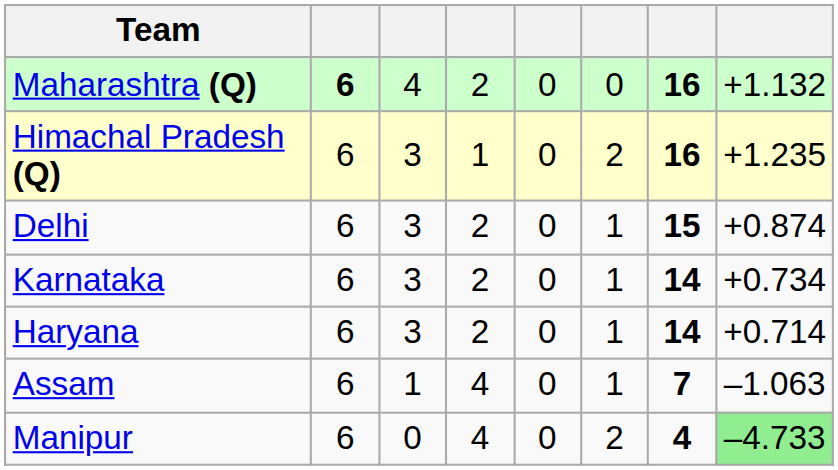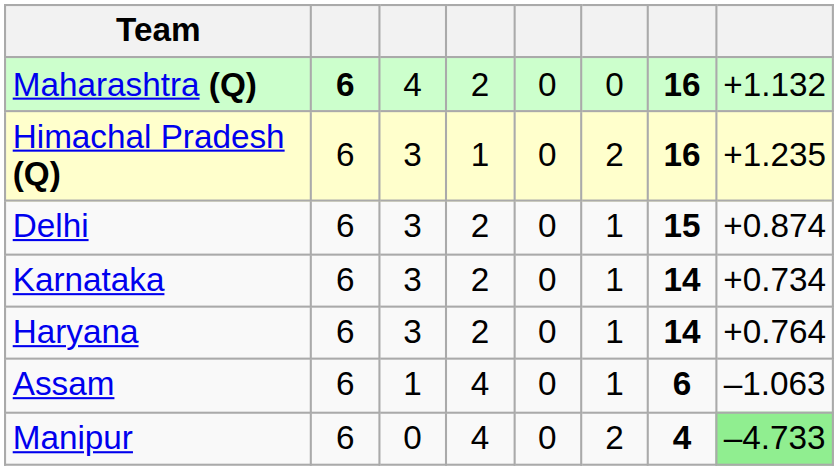(775, 332) +0.714 -> (775, 332) +0.764
(682, 385) 7 -> (682, 385) 6
